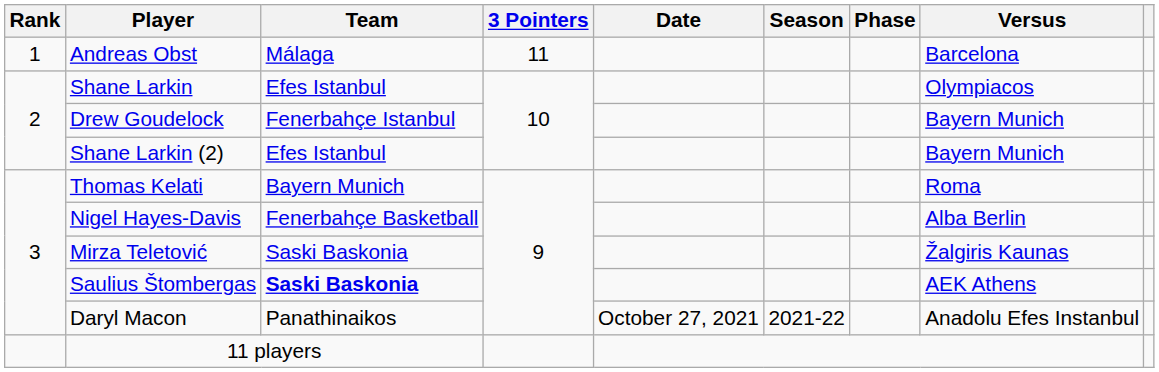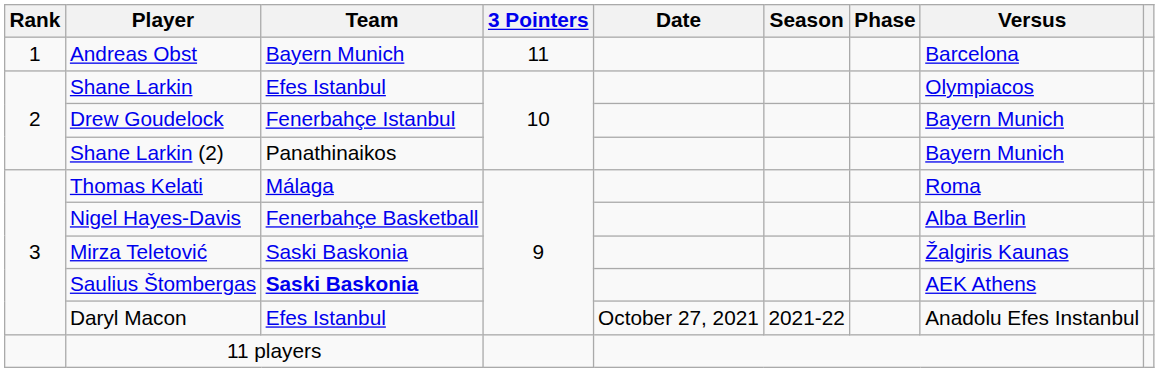(300, 53) Málaga -> (335, 53) Bayern Munich
(326, 152) Efes Istanbul -> (331, 152) Panathinaikos
(335, 185) Bayern Munich -> (300, 185) Málaga
(331, 317) Panathinaikos -> (326, 317) Efes Istanbul
